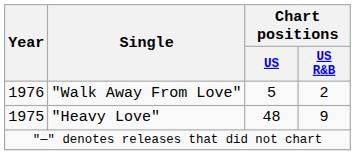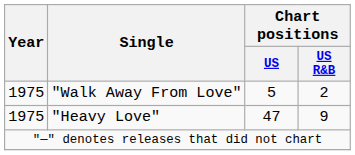(26, 93) 1976 -> (26, 93) 1975
(271, 117) 48 -> (271, 117) 47
